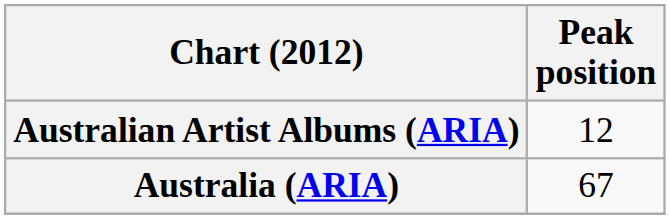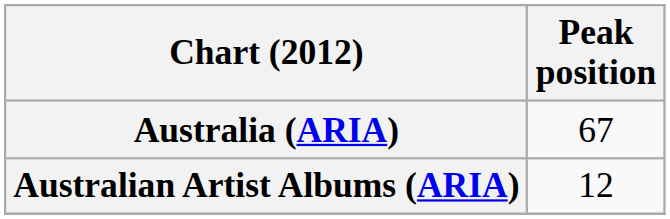rows swapped: (266, 185) <-> (266, 128)
